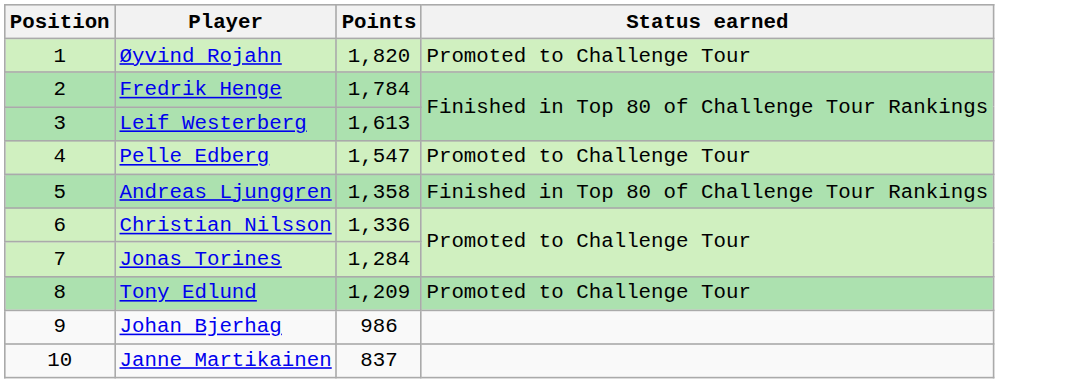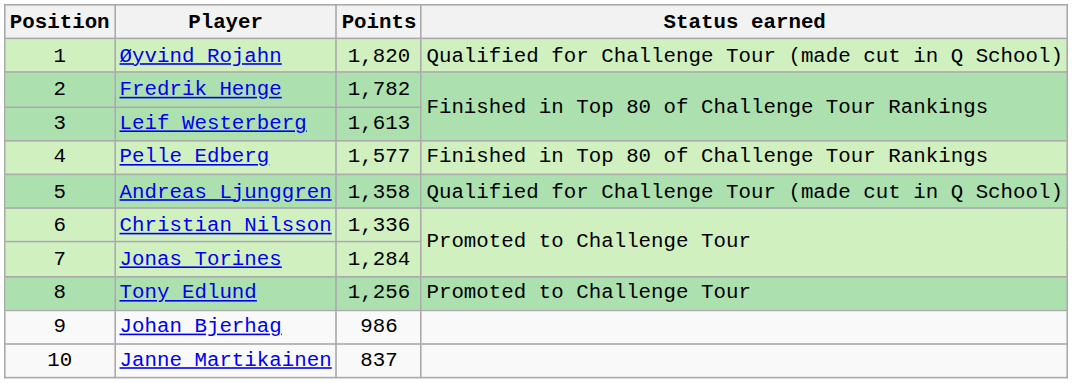(589, 56) Promoted to Challenge Tour -> (745, 56) Qualified for Challenge Tour (made cut in Q School)
(379, 90) 1,784 -> (379, 90) 1,782
(379, 157) 1,547 -> (379, 157) 1,577
(589, 157) Promoted to Challenge Tour -> (707, 157) Finished in Top 80 of Challenge Tour Rankings
(707, 191) Finished in Top 80 of Challenge Tour Rankings -> (745, 191) Qualified for Challenge Tour (made cut in Q School)
(379, 293) 1,209 -> (379, 293) 1,256
